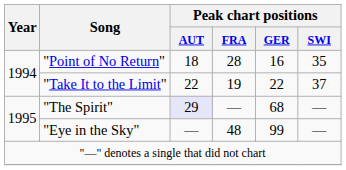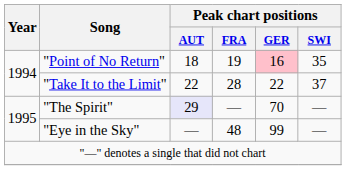(234, 61) 28 -> (234, 61) 19
(277, 61) no background -> (277, 61) pink background
(234, 84) 19 -> (234, 84) 28
(277, 107) 68 -> (277, 107) 70
